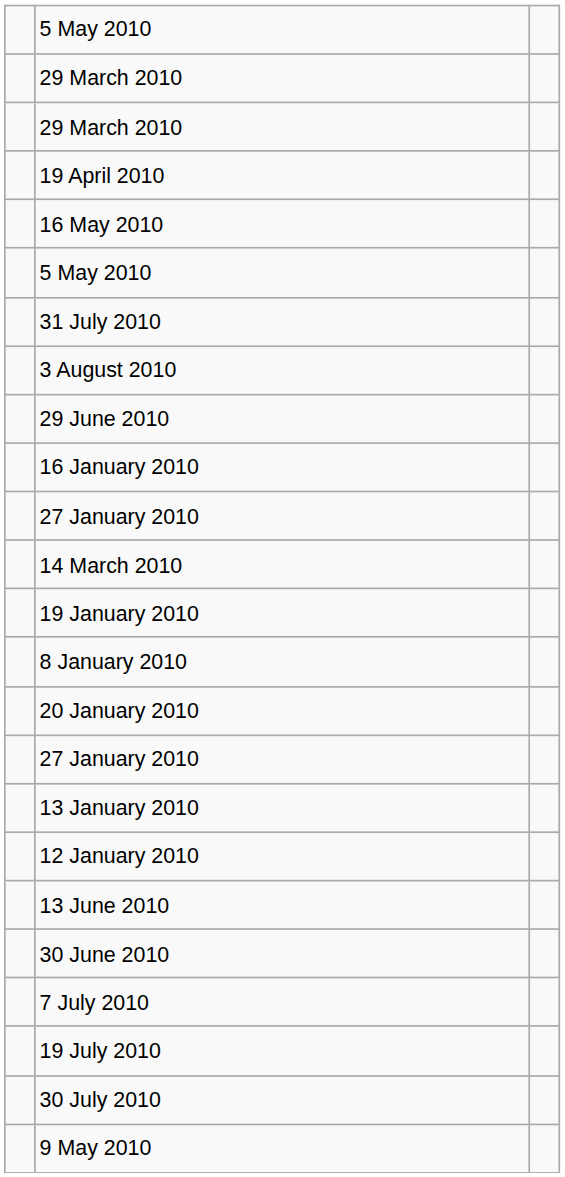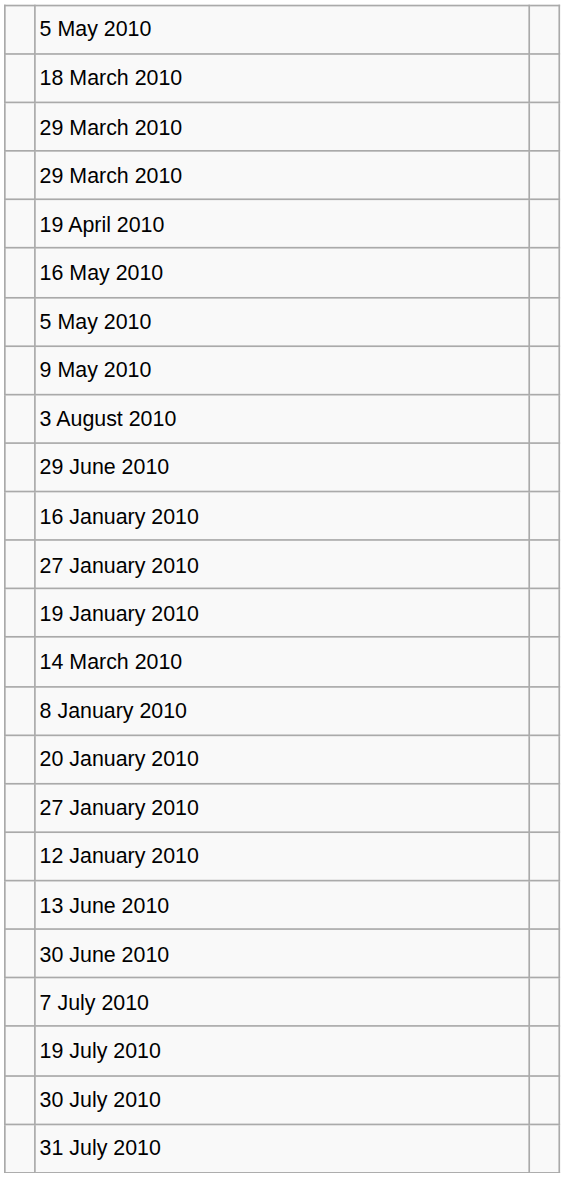+ row: (20, 78)
rows swapped: (20, 1148) <-> (20, 321)
rows swapped: (20, 613) <-> (20, 565)
- row: (20, 808)
